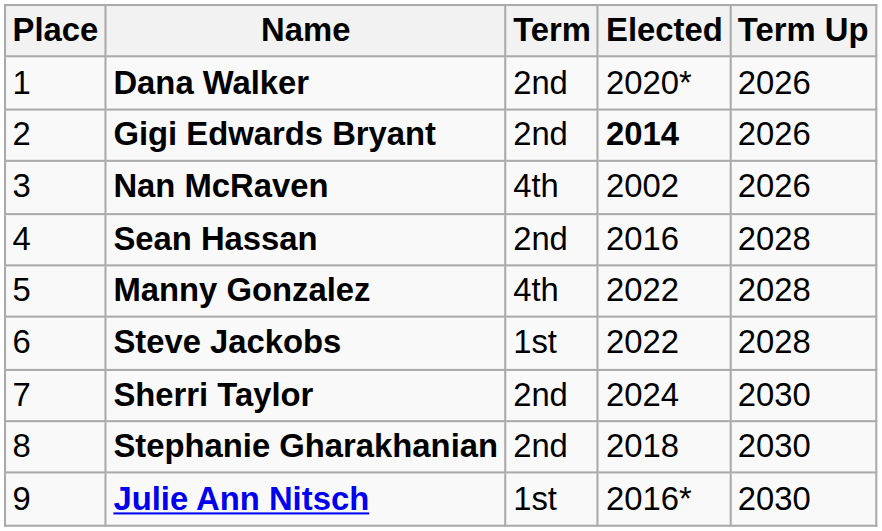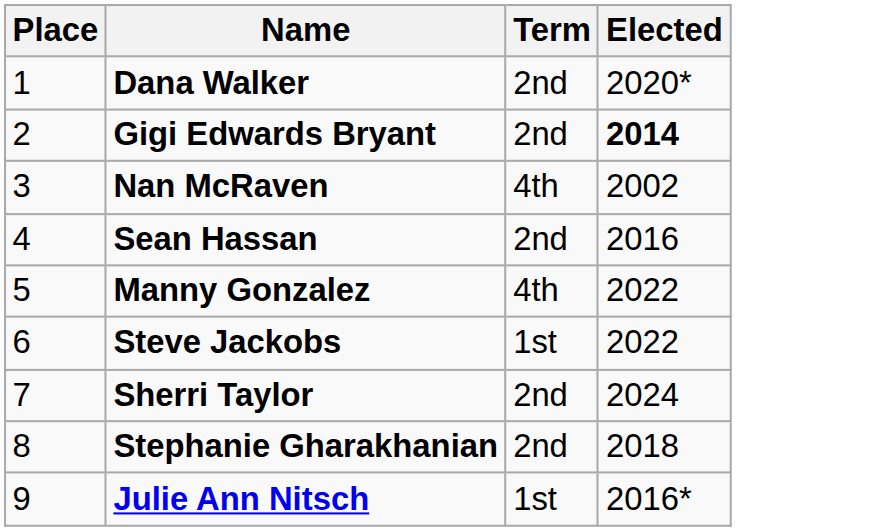- column: (803, 30)
